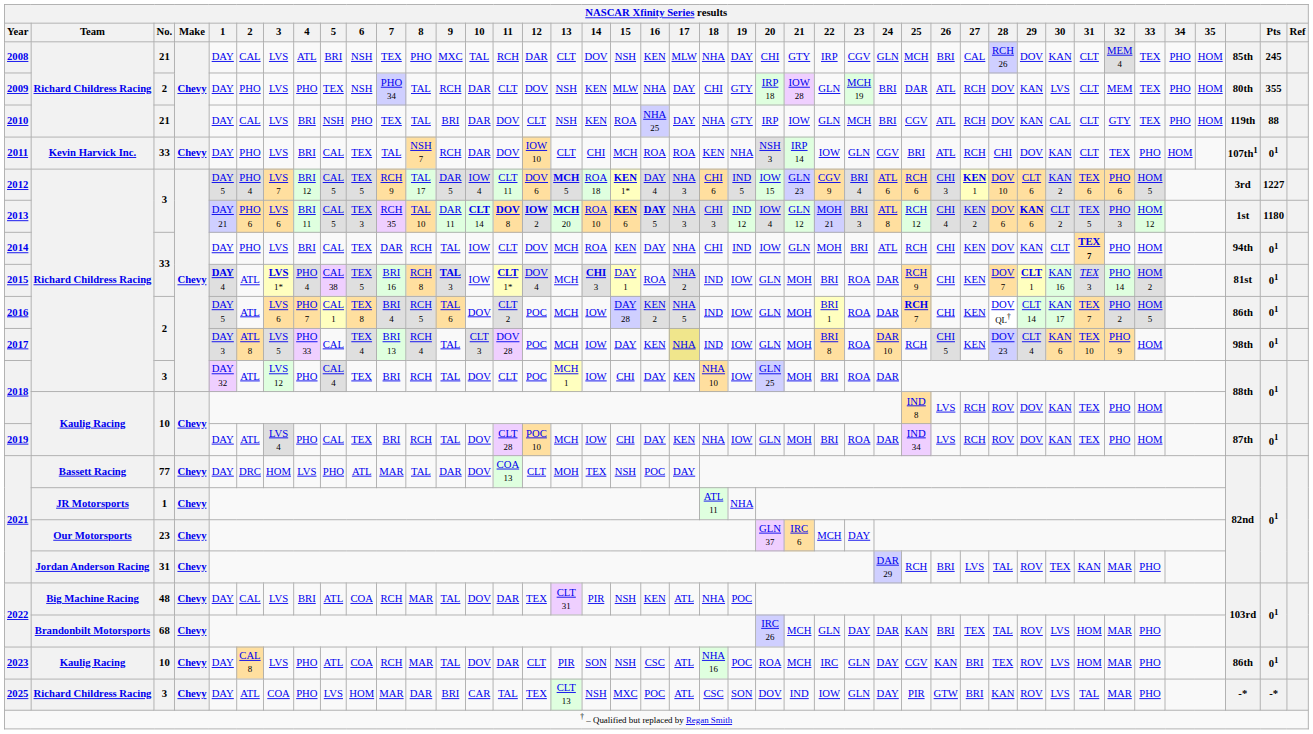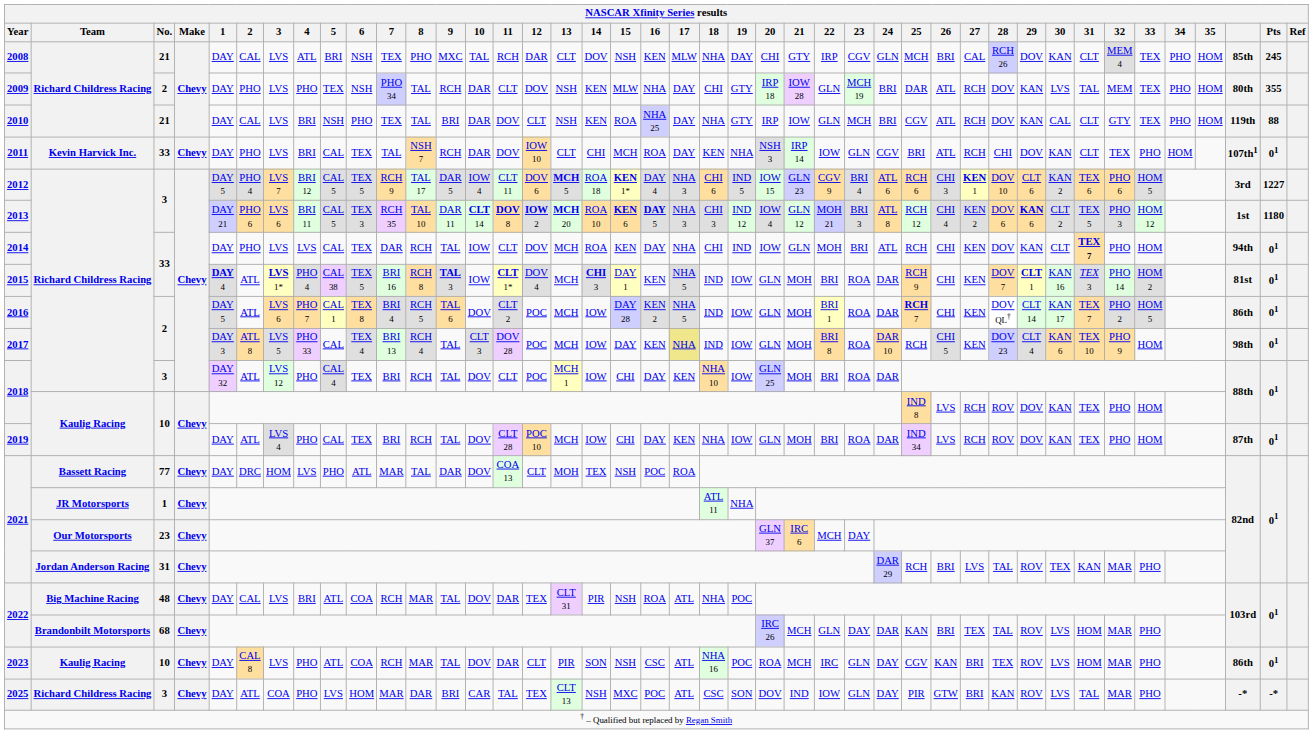(1089, 89) CLT -> (1089, 89) TAL
(684, 152) ROA -> (684, 152) DAY
(307, 248) BRI -> (307, 248) LVS
(655, 280) ROA -> (655, 280) KEN
(684, 279) NHA 2 -> (684, 279) NHA 5
(684, 471) DAY -> (684, 471) ROA
(655, 599) KEN -> (655, 599) ROA
